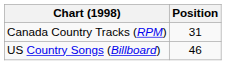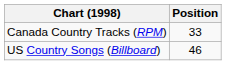(195, 32) 31 -> (195, 32) 33
